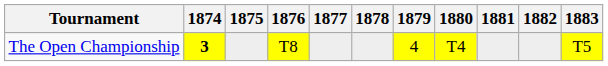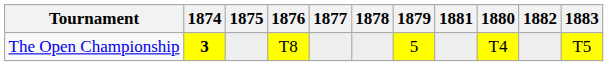columns swapped: (456, 18) <-> (498, 18)
(414, 46) 4 -> (414, 46) 5
